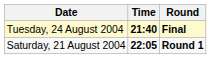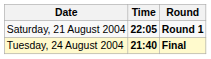rows swapped: (66, 45) <-> (65, 29)
